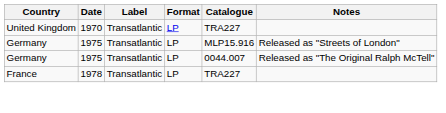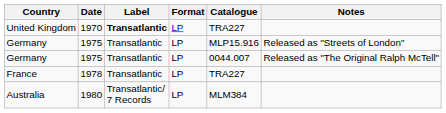(134, 27) normal -> (137, 27) bold
+ row: (26, 95)
